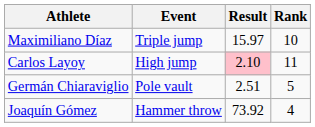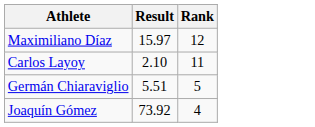- column: (179, 16)
(291, 40) 10 -> (197, 40) 12
(248, 63) pink background -> (155, 63) no background
(248, 87) 2.51 -> (155, 87) 5.51
